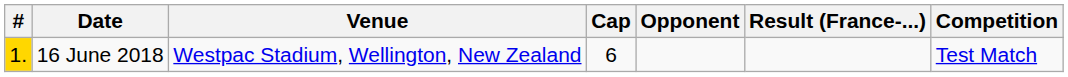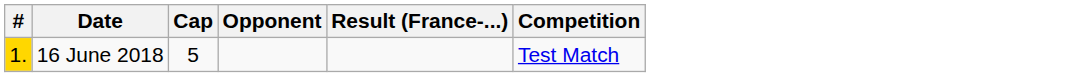- column: (377, 21)
(611, 54) 6 -> (193, 54) 5
